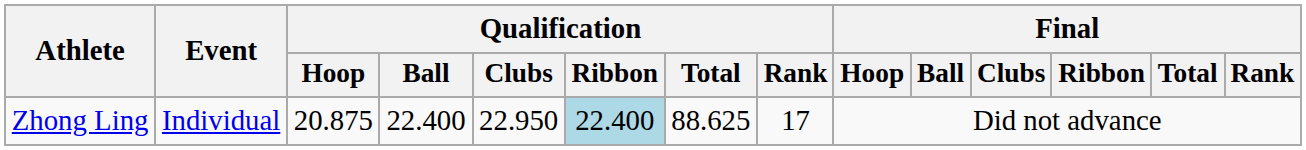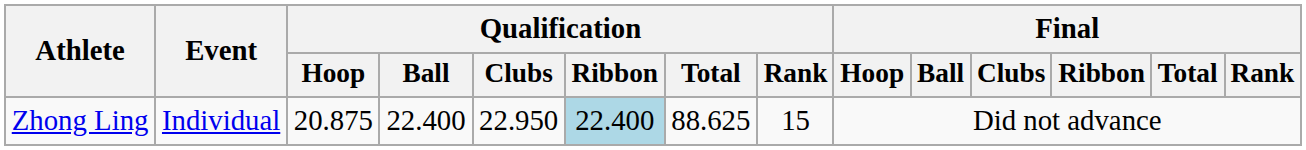(796, 121) 17 -> (796, 121) 15
